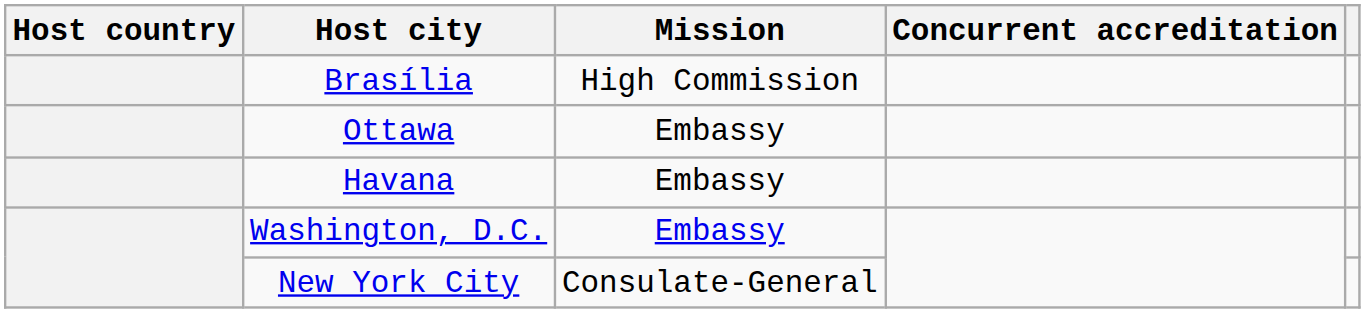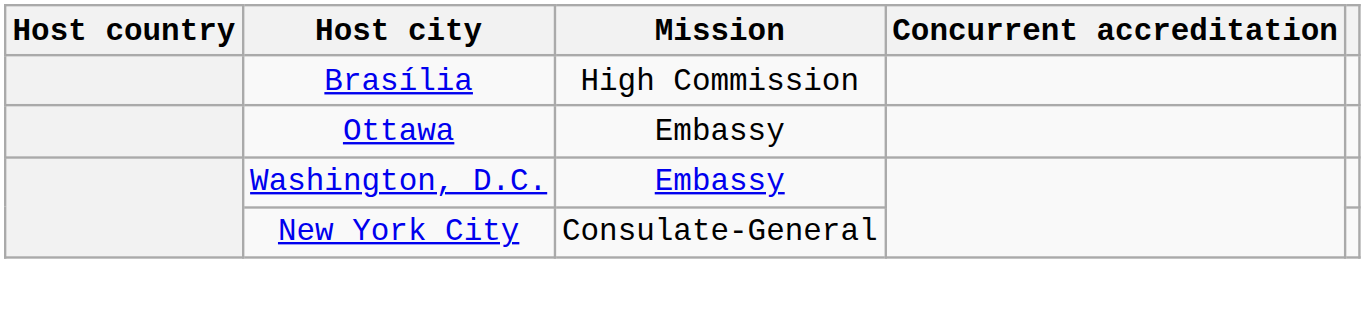- row: (399, 182)
